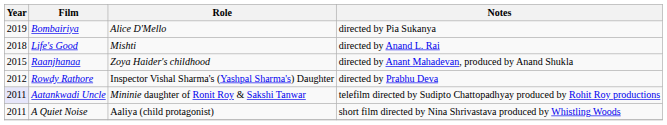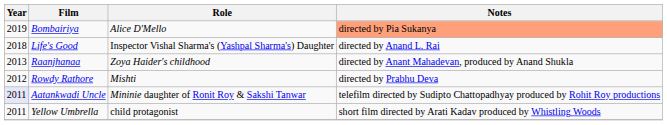(387, 29) no background -> (387, 29) lightsalmon background
(123, 46) Mishti -> (222, 46) Inspector Vishal Sharma's (Yashpal Sharma's) Daughter
(17, 62) 2015 -> (17, 62) 2013
(222, 79) Inspector Vishal Sharma's (Yashpal Sharma's) Daughter -> (123, 79) Mishti
- row: (59, 112)
+ row: (65, 112)
